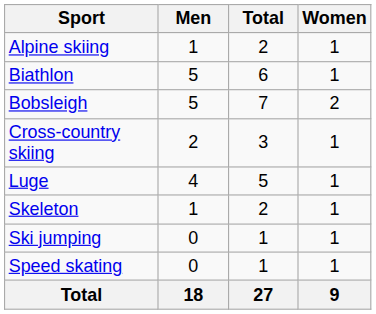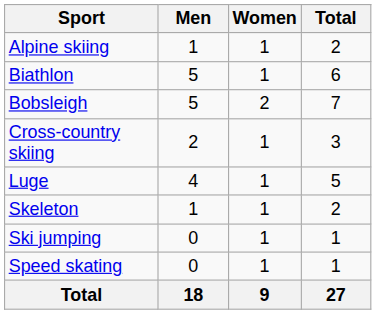columns swapped: (334, 18) <-> (263, 18)
